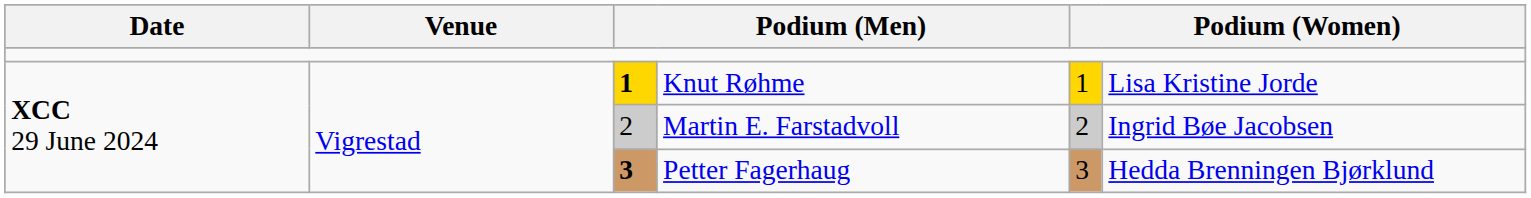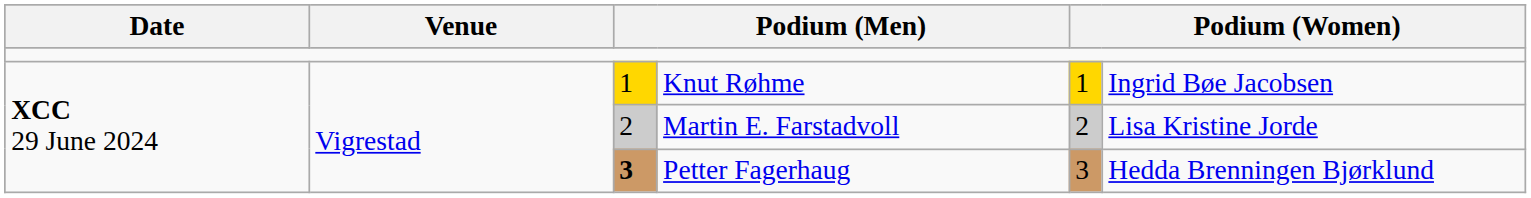(626, 82) bold -> (626, 82) normal
(1213, 82) Lisa Kristine Jorde -> (1221, 82) Ingrid Bøe Jacobsen
(1221, 126) Ingrid Bøe Jacobsen -> (1213, 126) Lisa Kristine Jorde
